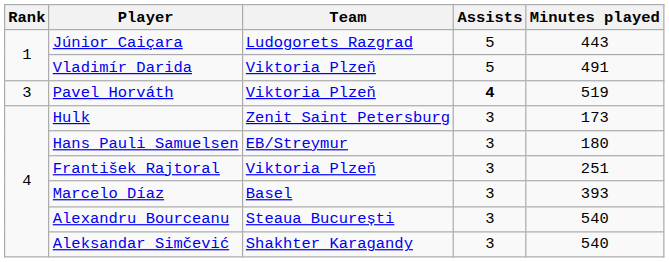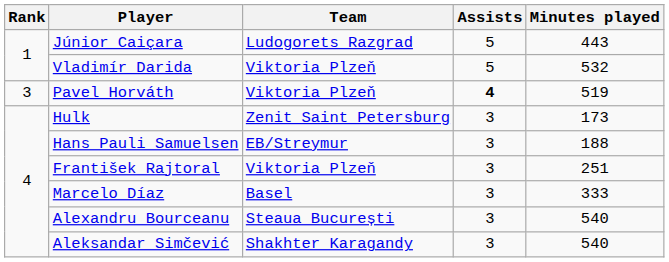(595, 68) 491 -> (595, 68) 532
(595, 143) 180 -> (595, 143) 188
(595, 194) 393 -> (595, 194) 333
